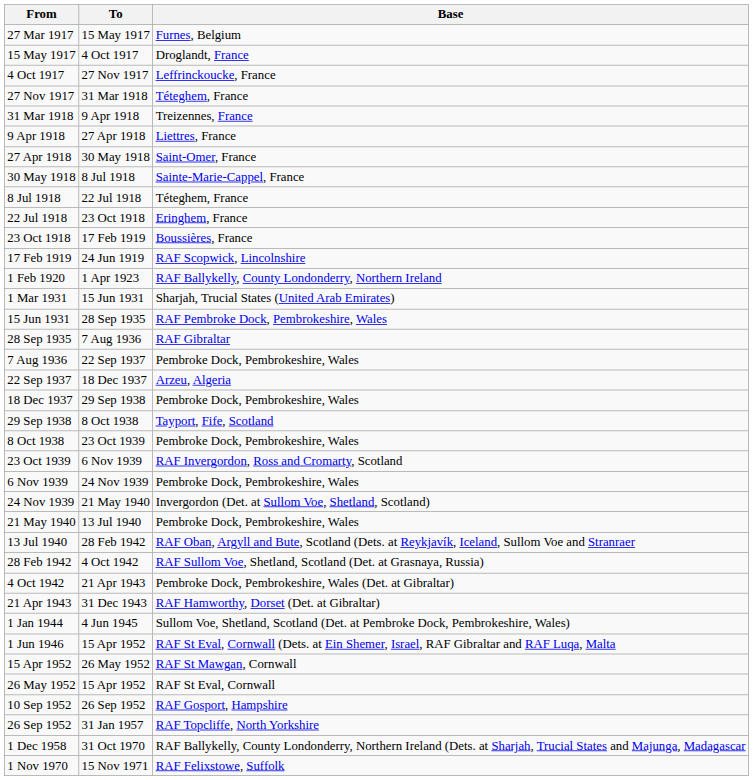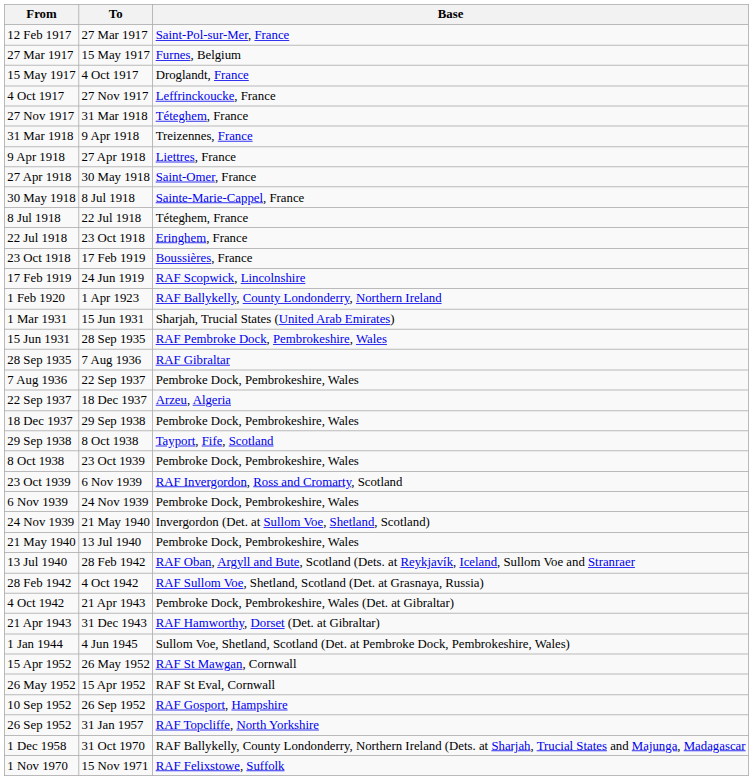+ row: (39, 34)
- row: (35, 643)
